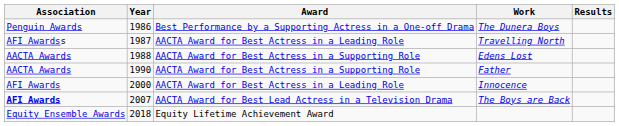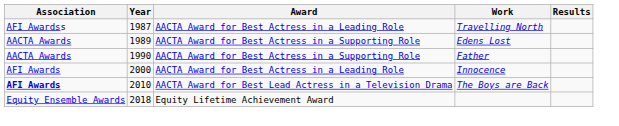- row: (519, 26)
(140, 56) 1988 -> (140, 41) 1989
(140, 99) 2007 -> (140, 85) 2010
